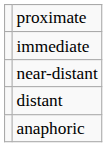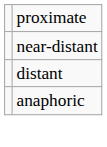- row: (53, 45)
